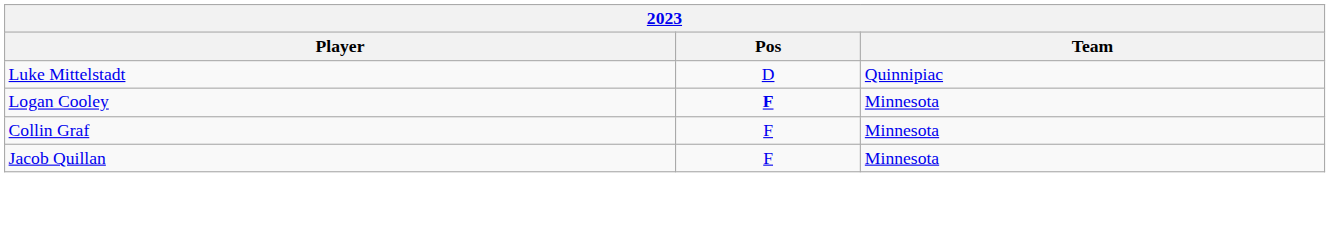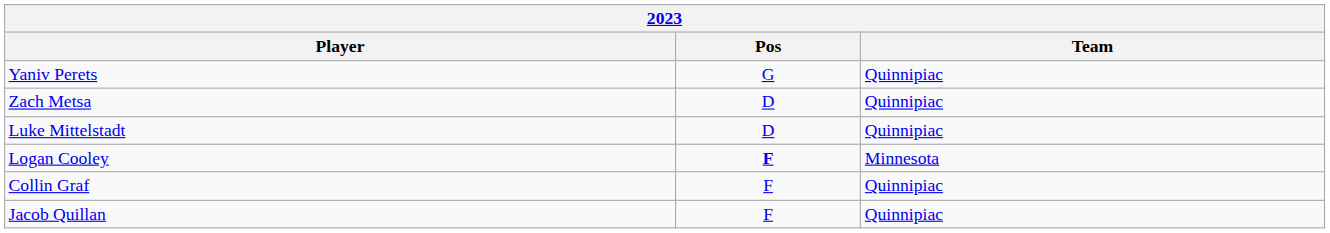+ row: (53, 74)
+ row: (50, 102)
(902, 130) Minnesota -> (904, 185) Quinnipiac
(902, 158) Minnesota -> (904, 213) Quinnipiac
